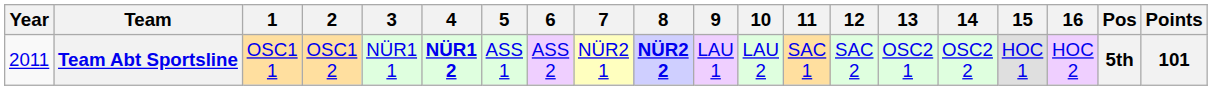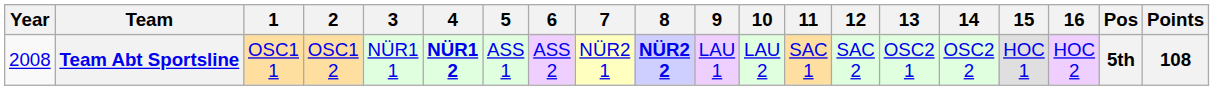(29, 60) 2011 -> (30, 60) 2008
(1174, 60) 101 -> (1176, 60) 108
